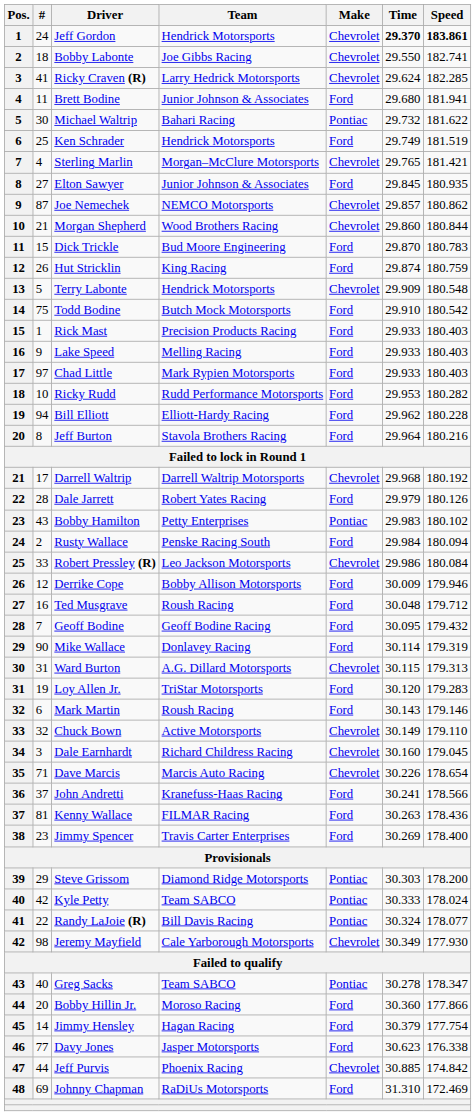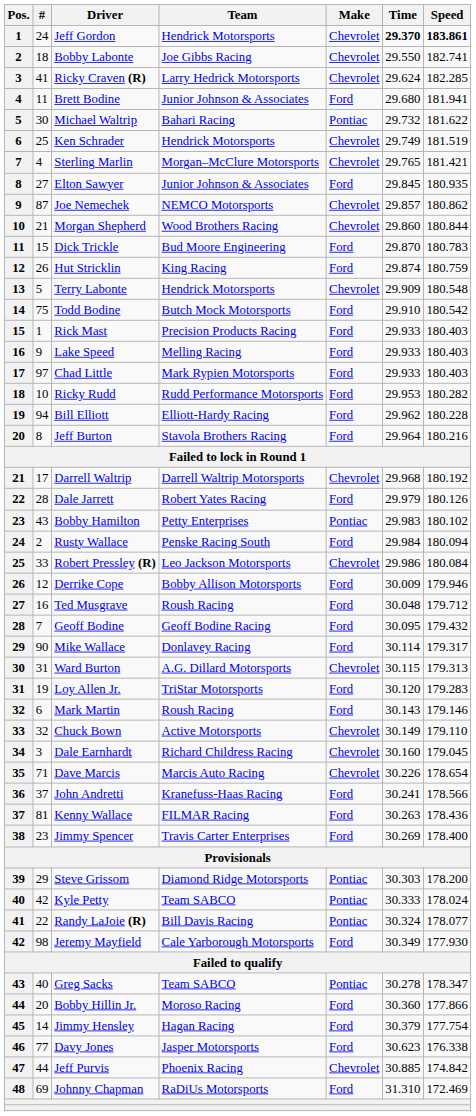(341, 141) Ford -> (354, 141) Chevrolet
(447, 646) 179.319 -> (447, 646) 179.317
(354, 941) Chevrolet -> (341, 941) Ford
